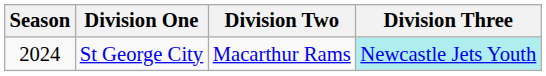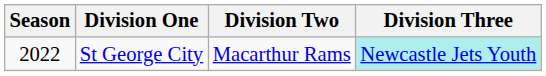(40, 53) 2024 -> (40, 53) 2022
